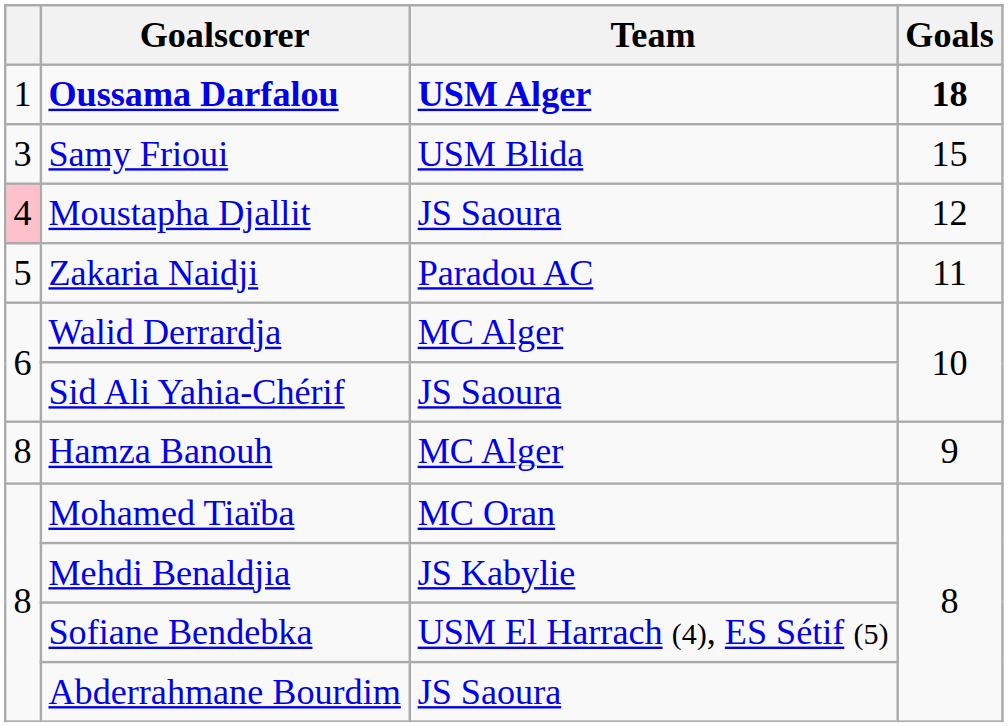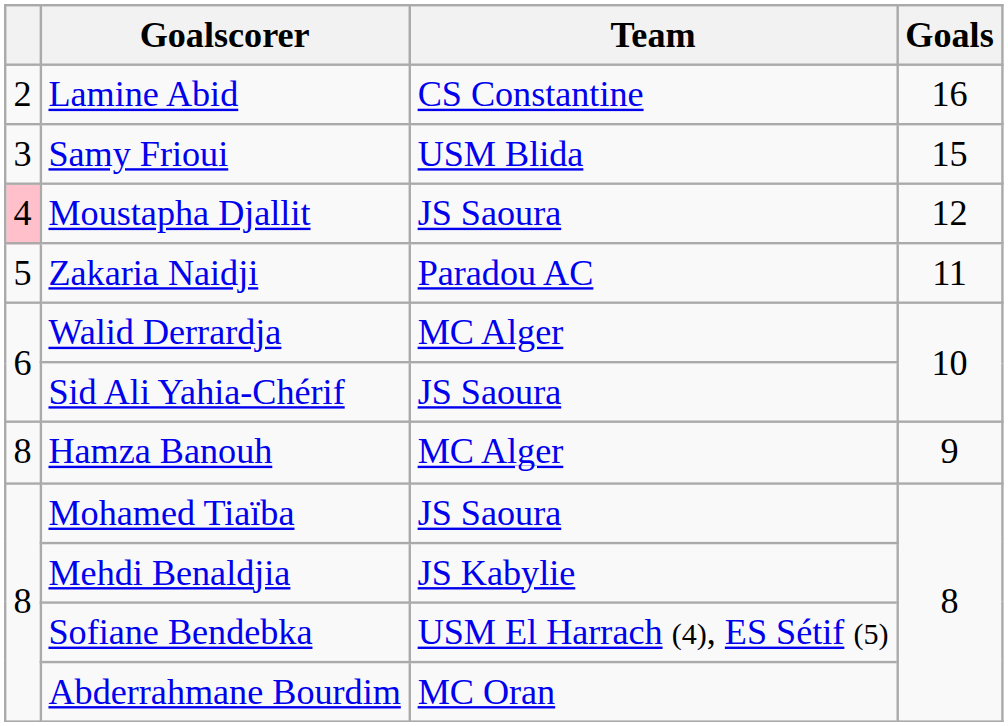- row: (194, 94)
+ row: (143, 94)
(486, 511) MC Oran -> (489, 511) JS Saoura
(489, 690) JS Saoura -> (486, 690) MC Oran
